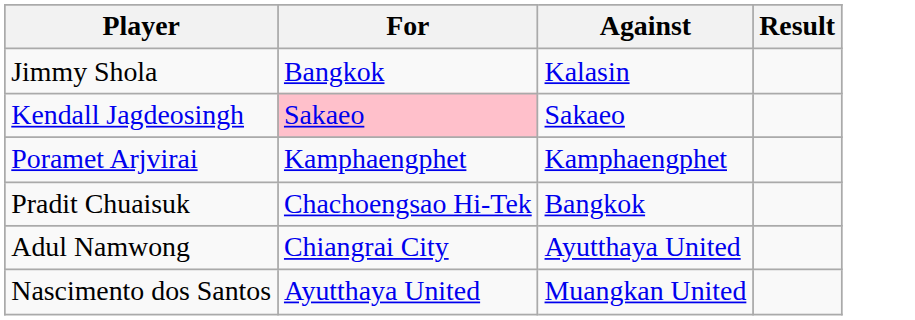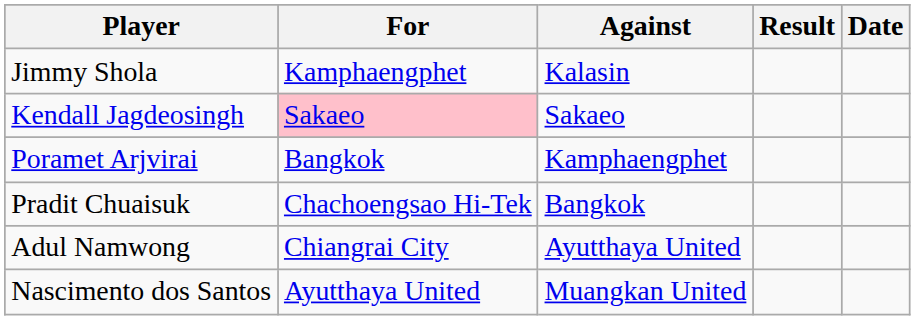+ column: (876, 26)
(334, 70) Bangkok -> (375, 70) Kamphaengphet
(375, 159) Kamphaengphet -> (334, 159) Bangkok
